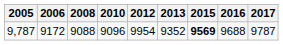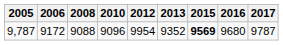(233, 31) 9688 -> (233, 31) 9680
